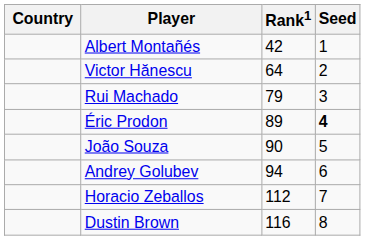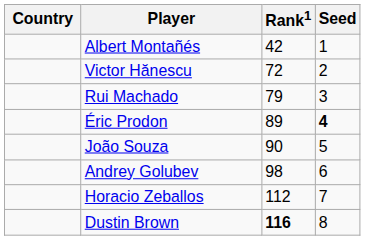(274, 71) 64 -> (274, 71) 72
(274, 172) 94 -> (274, 172) 98
(278, 222) normal -> (278, 222) bold
